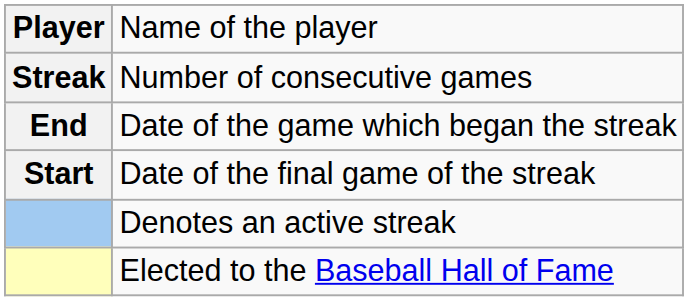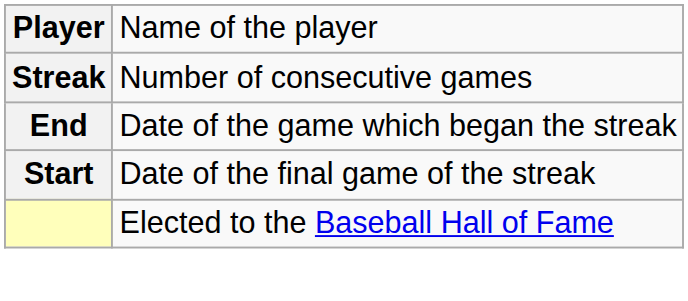- row: (288, 222)
